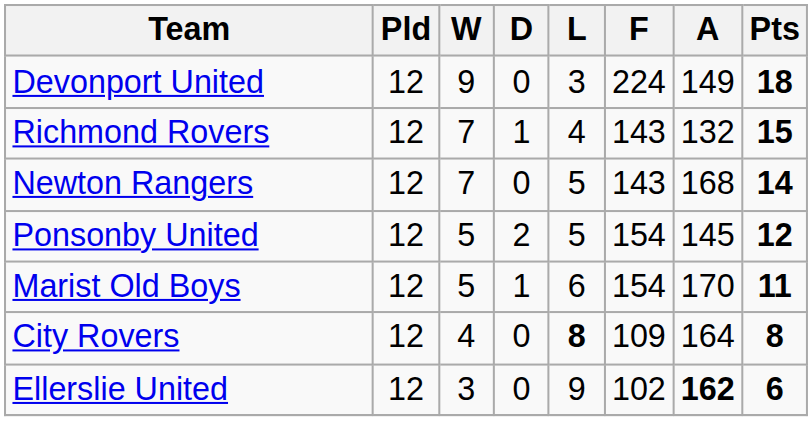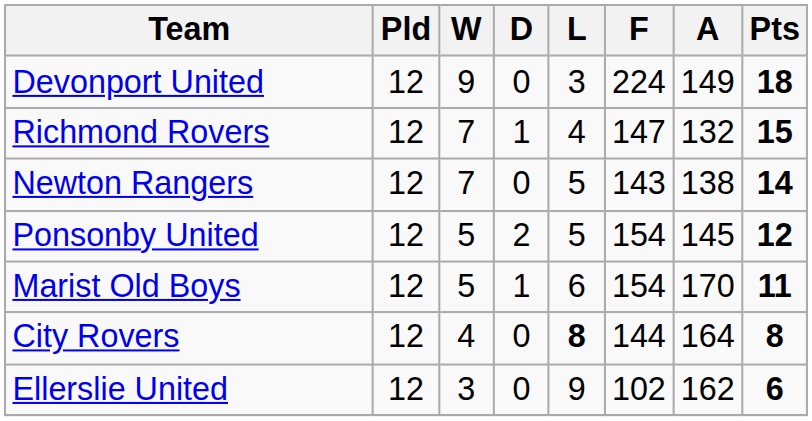(639, 132) 143 -> (639, 132) 147
(708, 183) 168 -> (708, 183) 138
(639, 337) 109 -> (639, 337) 144
(708, 388) bold -> (708, 388) normal
